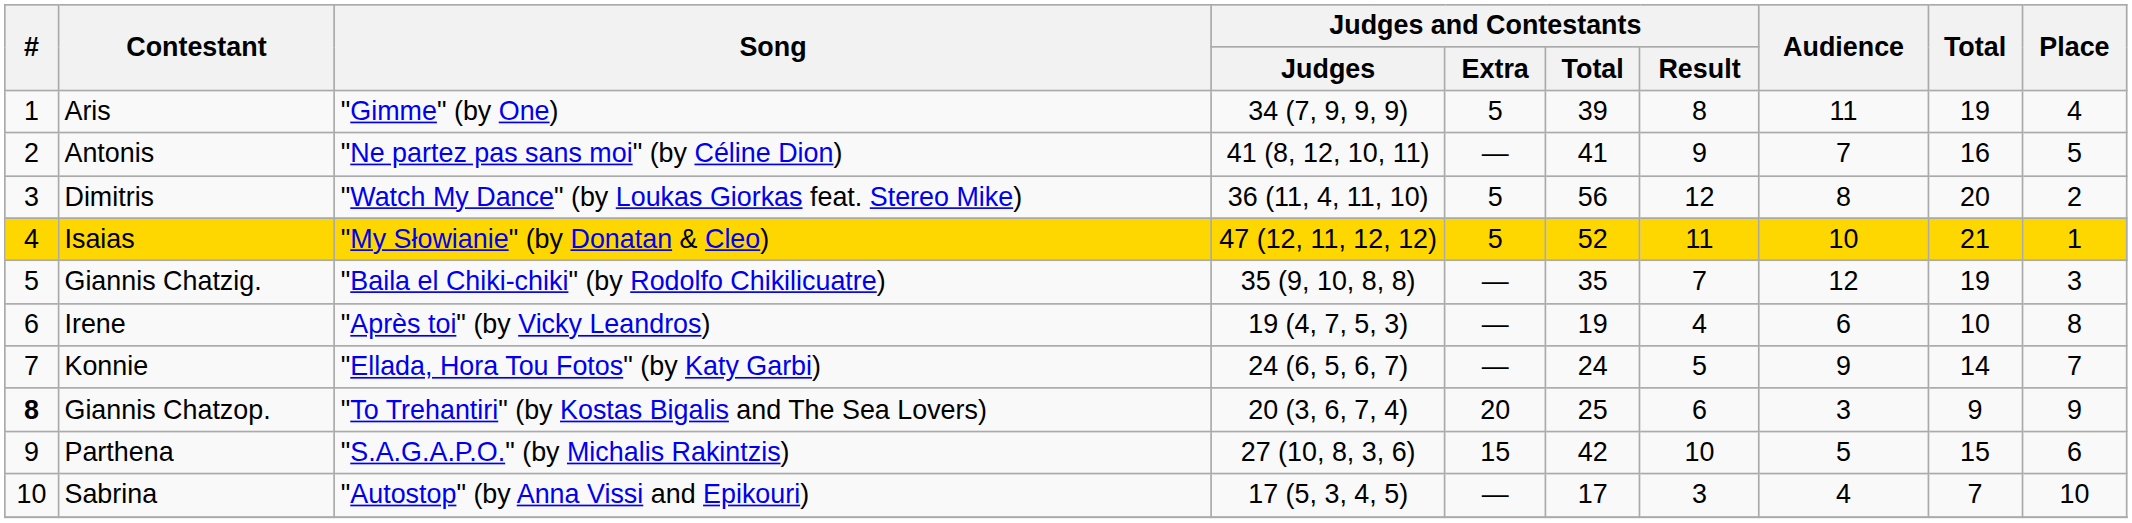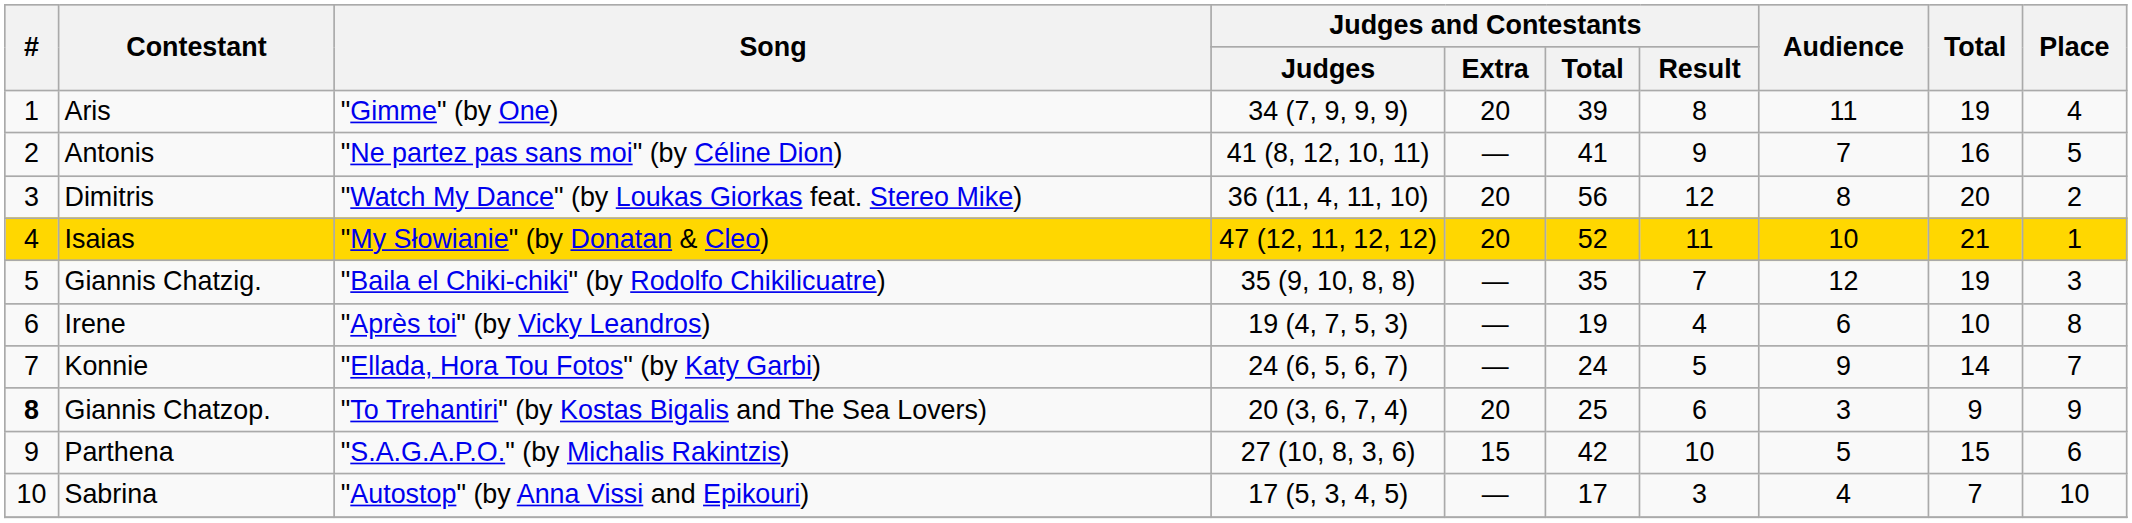(1495, 111) 5 -> (1495, 111) 20
(1495, 196) 5 -> (1495, 196) 20
(1495, 238) 5 -> (1495, 238) 20
